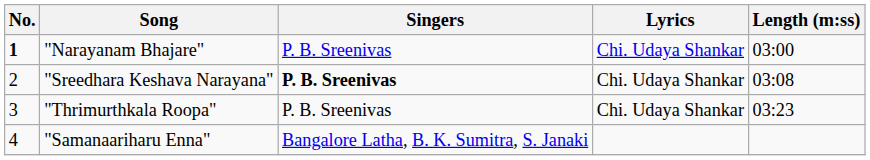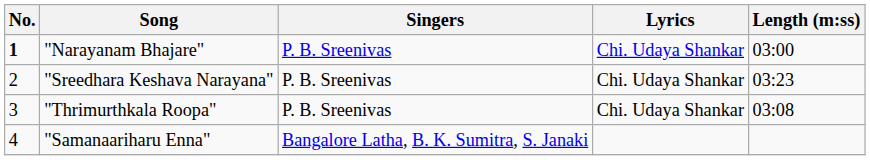(339, 79) bold -> (337, 79) normal
(773, 79) 03:08 -> (773, 79) 03:23
(773, 109) 03:23 -> (773, 109) 03:08
